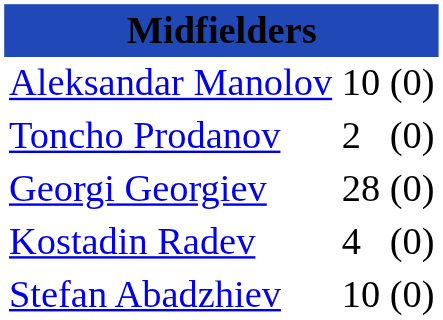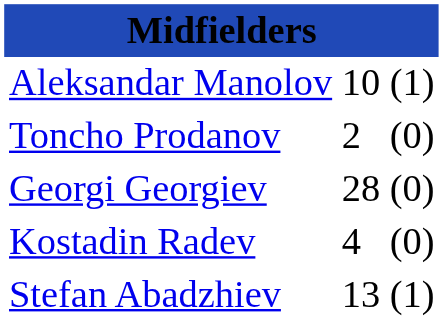(412, 82) (0) -> (412, 82) (1)
(361, 293) 10 -> (361, 293) 13
(412, 293) (0) -> (412, 293) (1)
